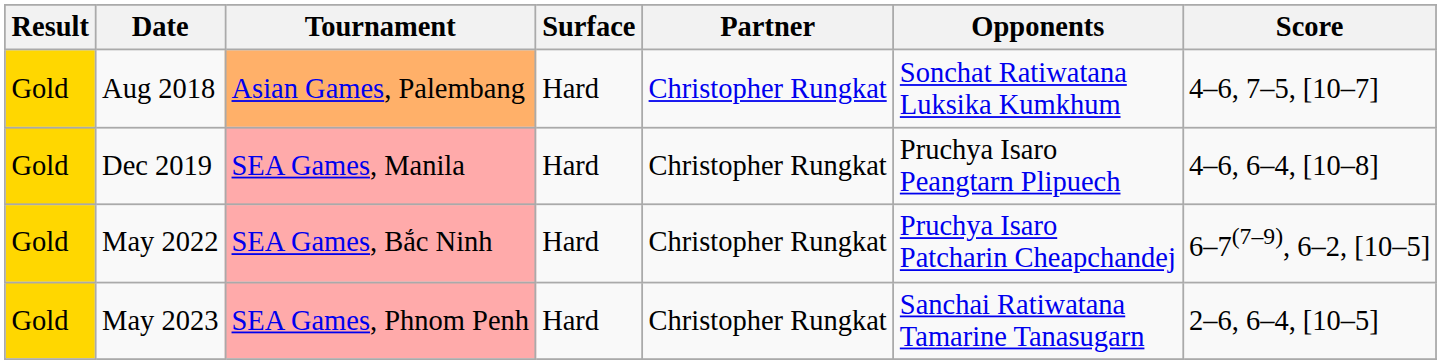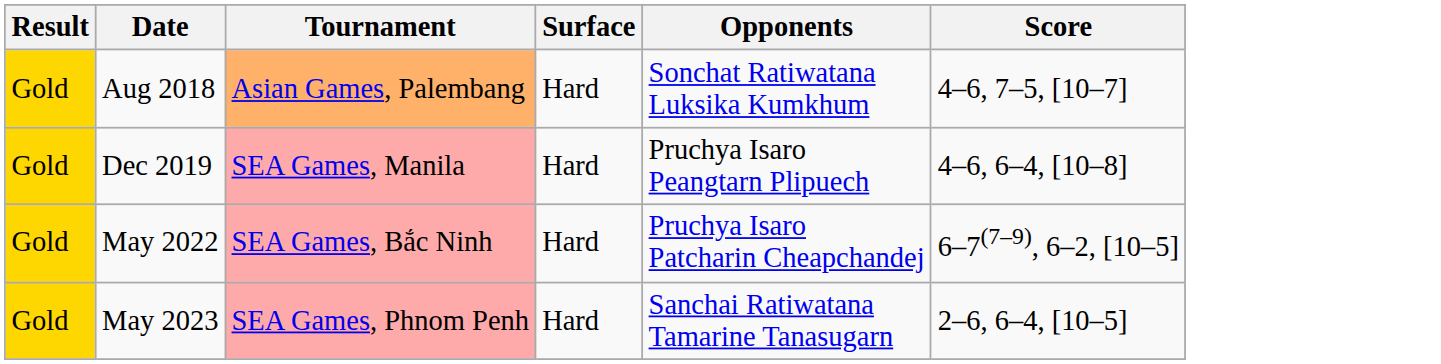- column: (768, 27)
